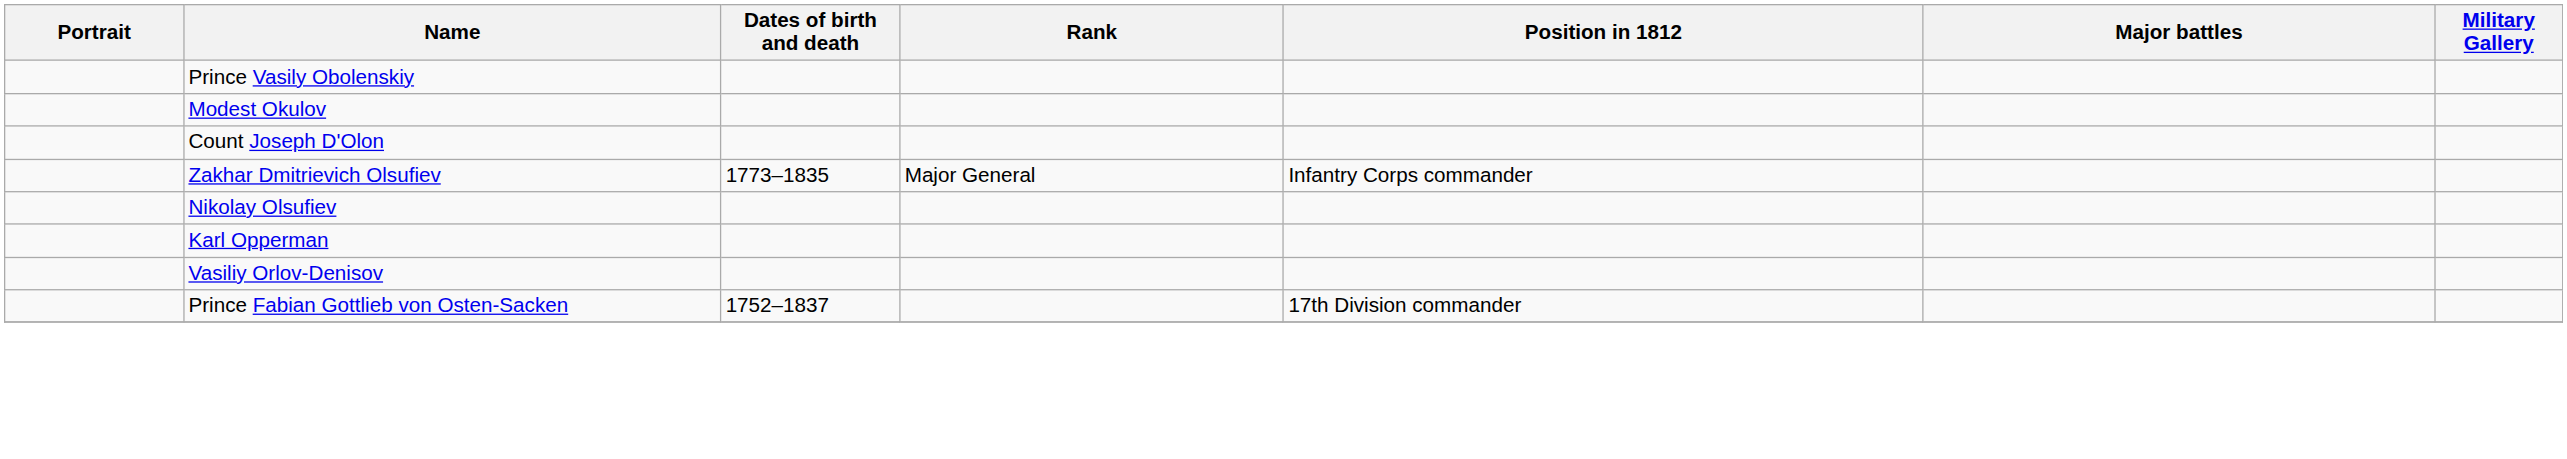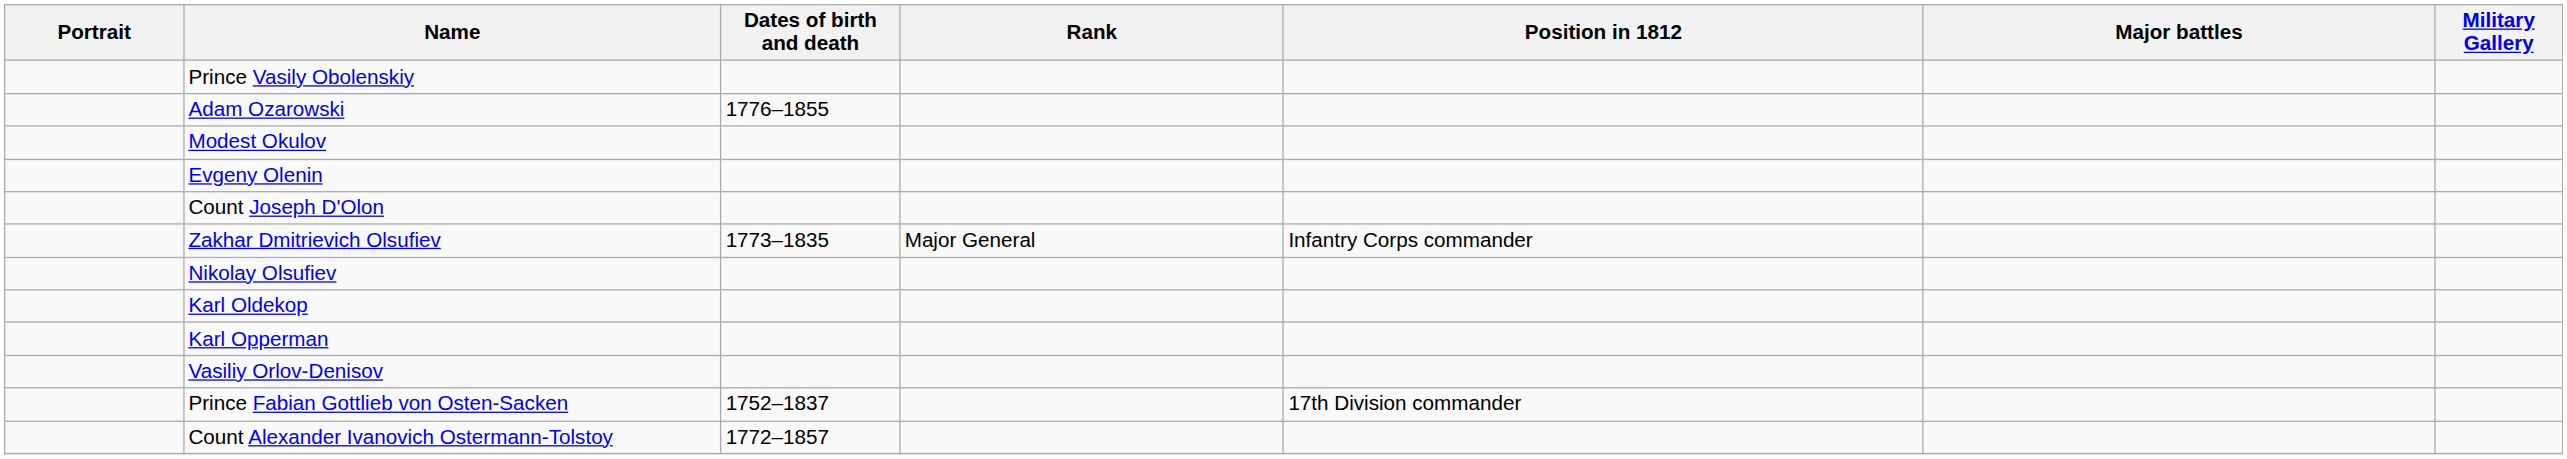+ row: (266, 109)
+ row: (256, 175)
+ row: (248, 305)
+ row: (401, 436)
